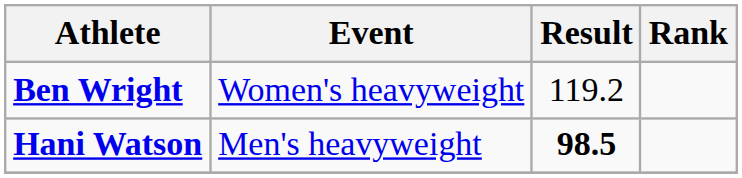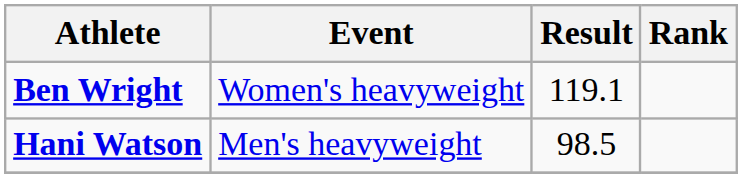(586, 88) 119.2 -> (586, 88) 119.1
(586, 145) bold -> (586, 145) normal
